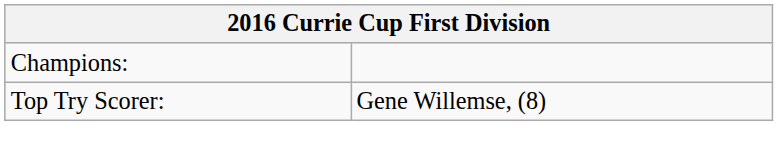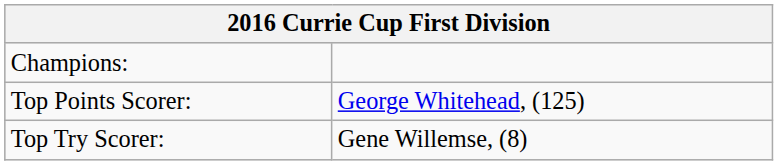+ row: (101, 100)
